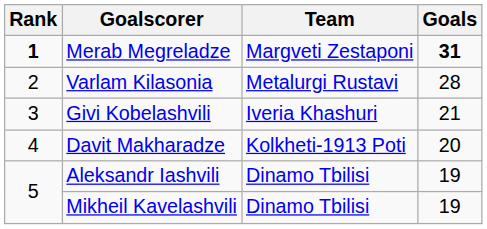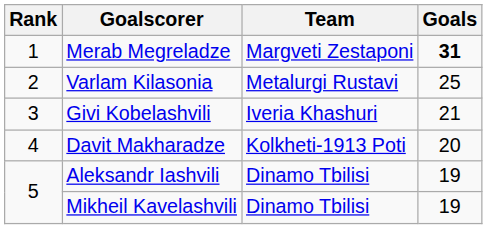(33, 51) bold -> (33, 51) normal
(450, 82) 28 -> (450, 82) 25
